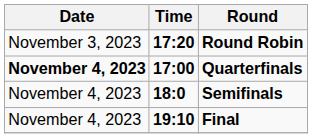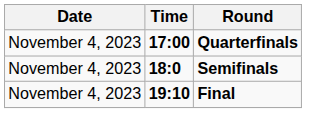- row: (253, 42)
(77, 68) bold -> (75, 42) normal
